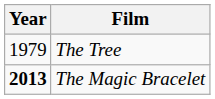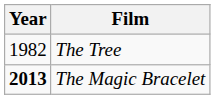(28, 49) 1979 -> (28, 49) 1982
